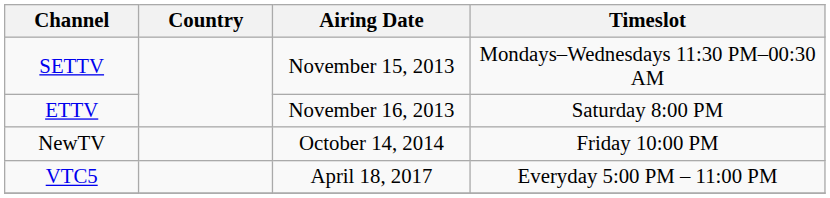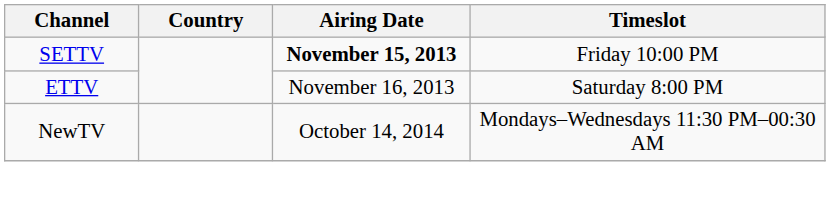(371, 65) normal -> (371, 53) bold
(647, 65) Mondays–Wednesdays 11:30 PM–00:30 AM -> (647, 53) Friday 10:00 PM
(647, 143) Friday 10:00 PM -> (647, 131) Mondays–Wednesdays 11:30 PM–00:30 AM
- row: (72, 176)
